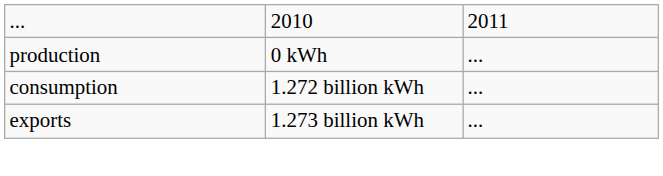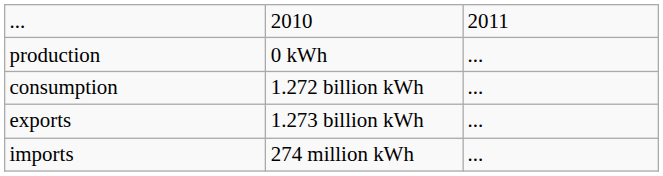+ row: (42, 154)
